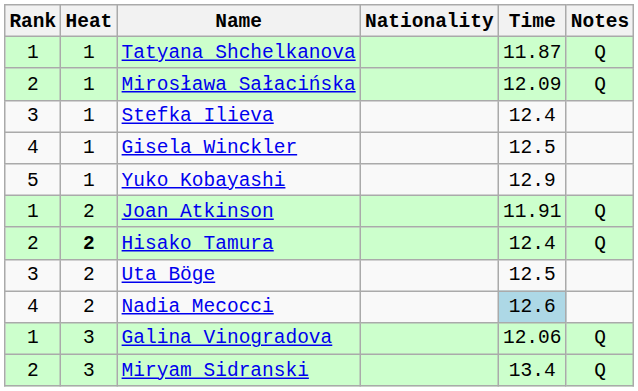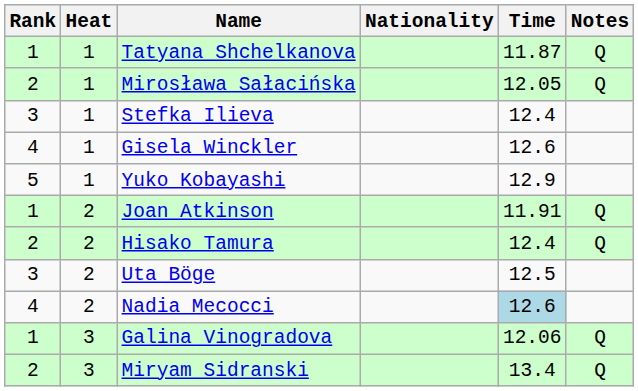(532, 84) 12.09 -> (532, 84) 12.05
(532, 148) 12.5 -> (532, 148) 12.6
(89, 243) bold -> (89, 243) normal
